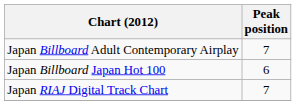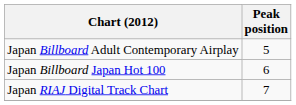(266, 49) 7 -> (266, 49) 5
